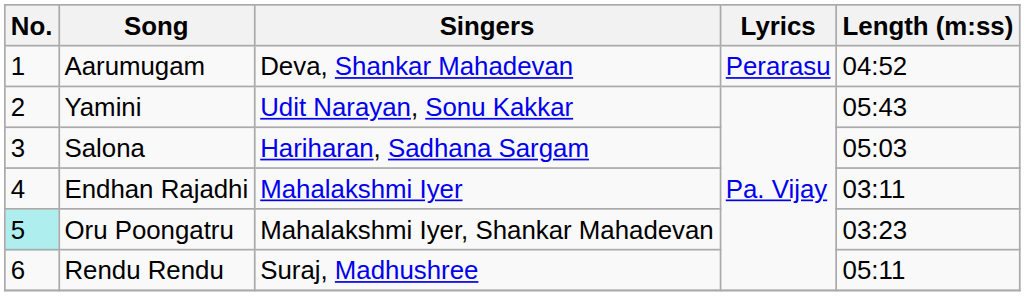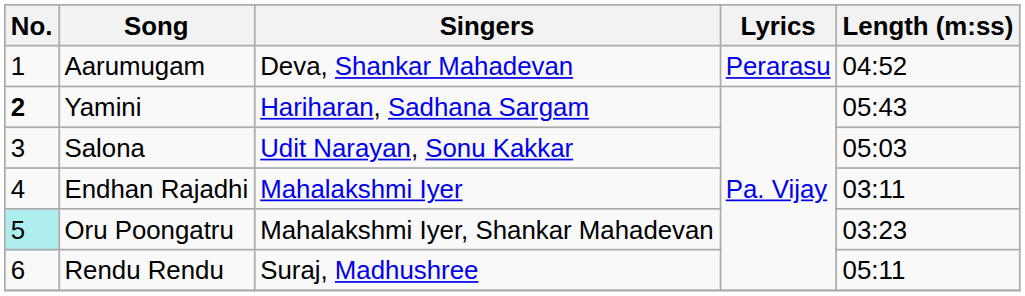(18, 107) normal -> (18, 107) bold
(417, 107) Udit Narayan, Sonu Kakkar -> (425, 107) Hariharan, Sadhana Sargam
(425, 148) Hariharan, Sadhana Sargam -> (417, 148) Udit Narayan, Sonu Kakkar
